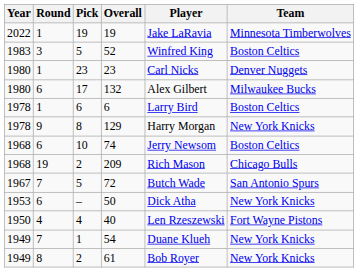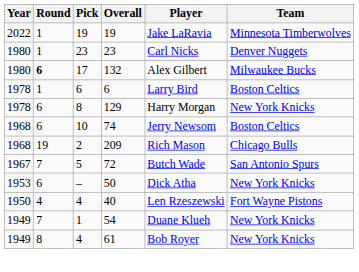- row: (110, 51)
(39, 88) normal -> (39, 70) bold
(39, 126) 9 -> (39, 107) 6
(79, 257) 2 -> (79, 239) 4
